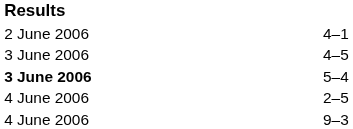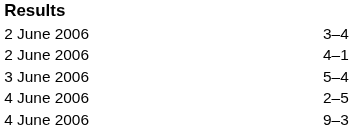+ row: (336, 34)
- row: (336, 55)
(48, 76) bold -> (47, 76) normal
